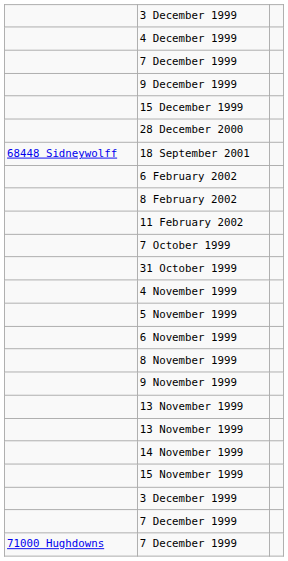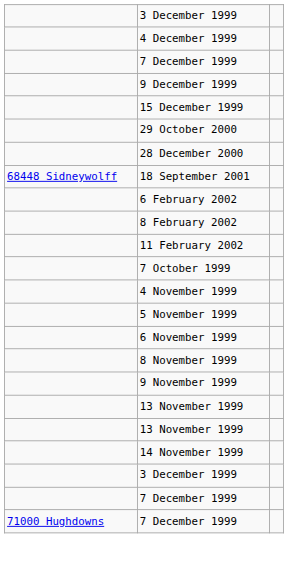+ row: (71, 131)
- row: (71, 269)
- row: (71, 475)
